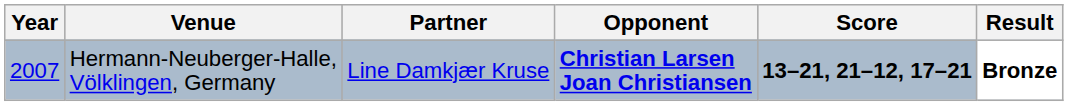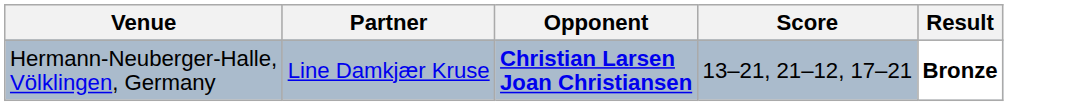- column: (35, 23)
(867, 70) bold -> (807, 70) normal
